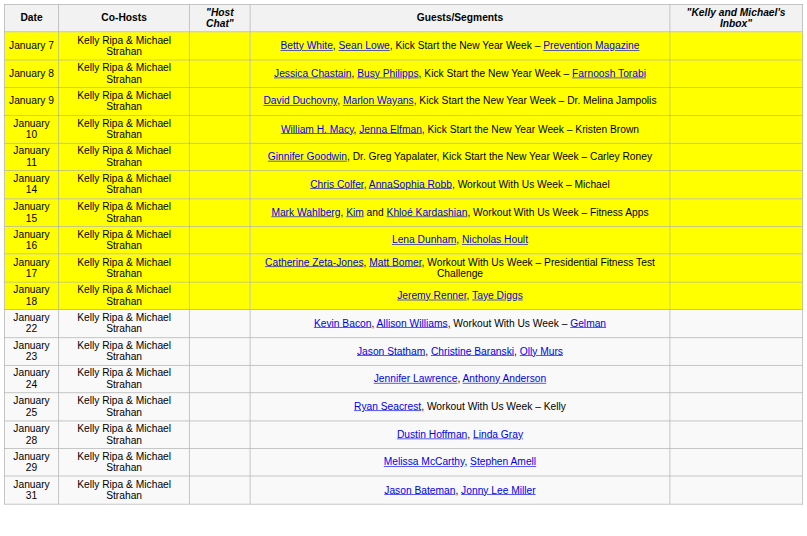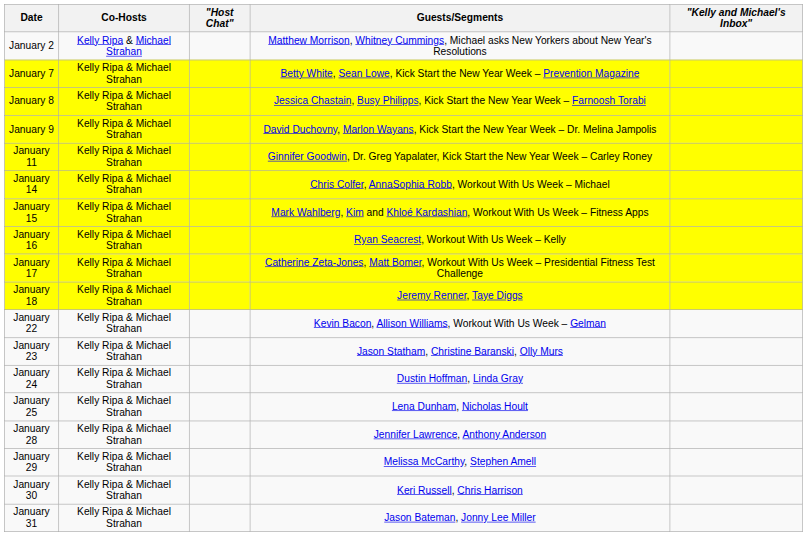+ row: (32, 46)
- row: (32, 129)
(460, 240) Lena Dunham, Nicholas Hoult -> (460, 240) Ryan Seacrest, Workout With Us Week – Kelly
(460, 379) Jennifer Lawrence, Anthony Anderson -> (460, 379) Dustin Hoffman, Linda Gray
(460, 407) Ryan Seacrest, Workout With Us Week – Kelly -> (460, 407) Lena Dunham, Nicholas Hoult
(460, 434) Dustin Hoffman, Linda Gray -> (460, 434) Jennifer Lawrence, Anthony Anderson
+ row: (32, 490)
